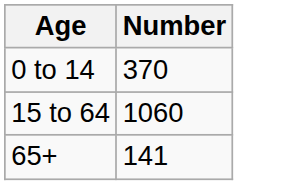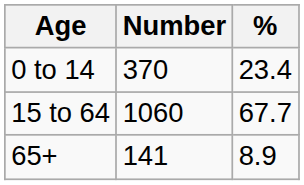+ column: (265, 26)
